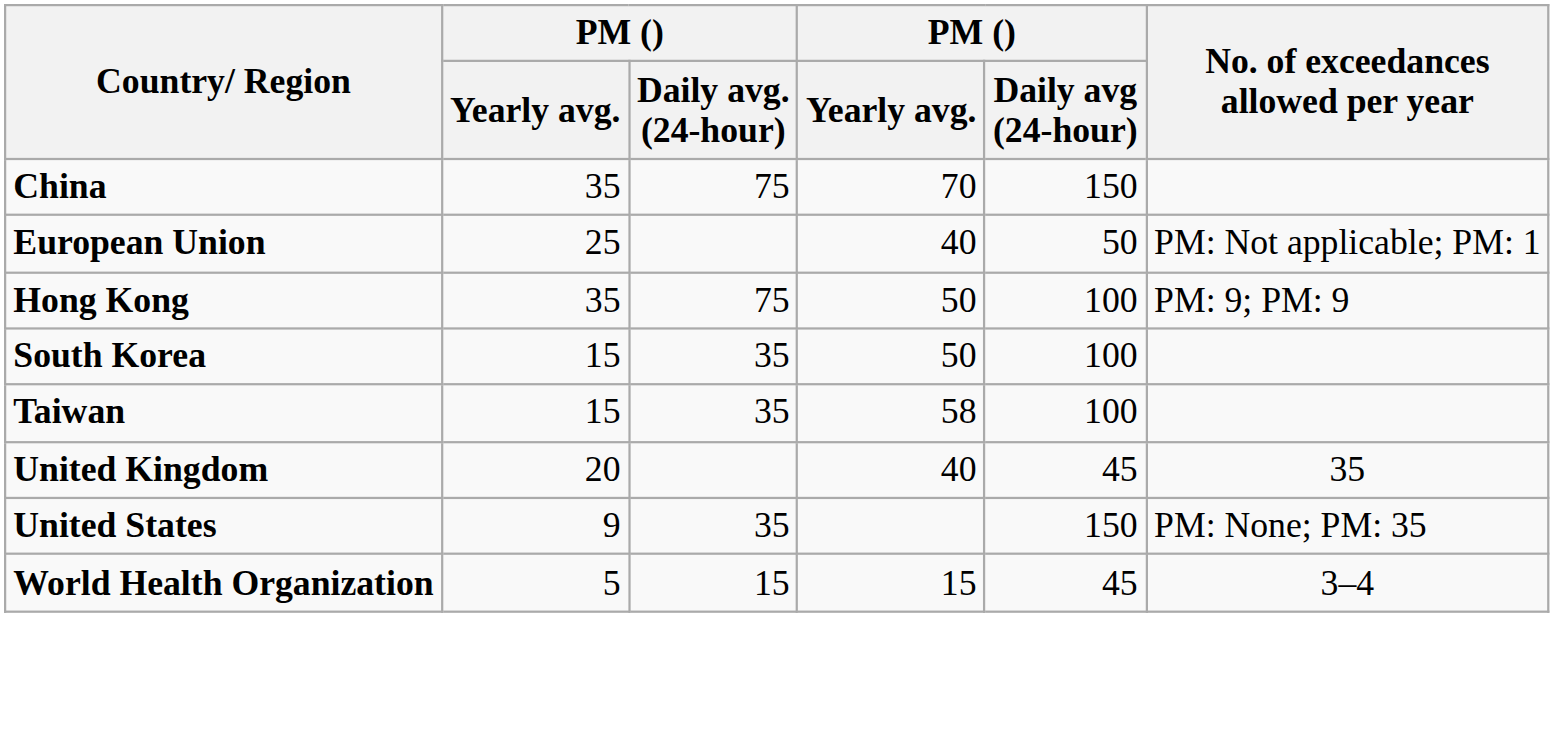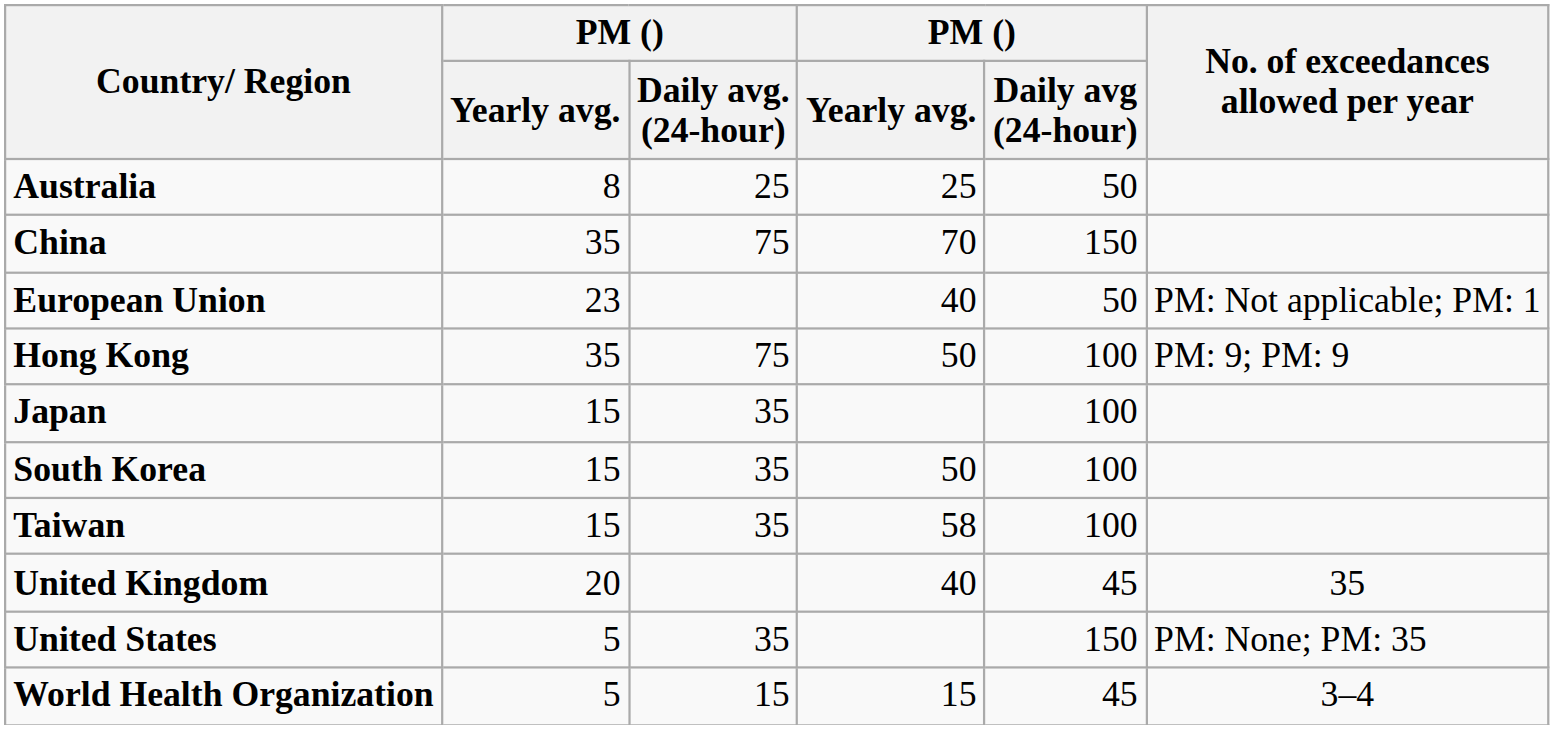+ row: (85, 186)
(603, 242) 25 -> (603, 299) 23
+ row: (60, 412)
(612, 525) 9 -> (612, 638) 5
